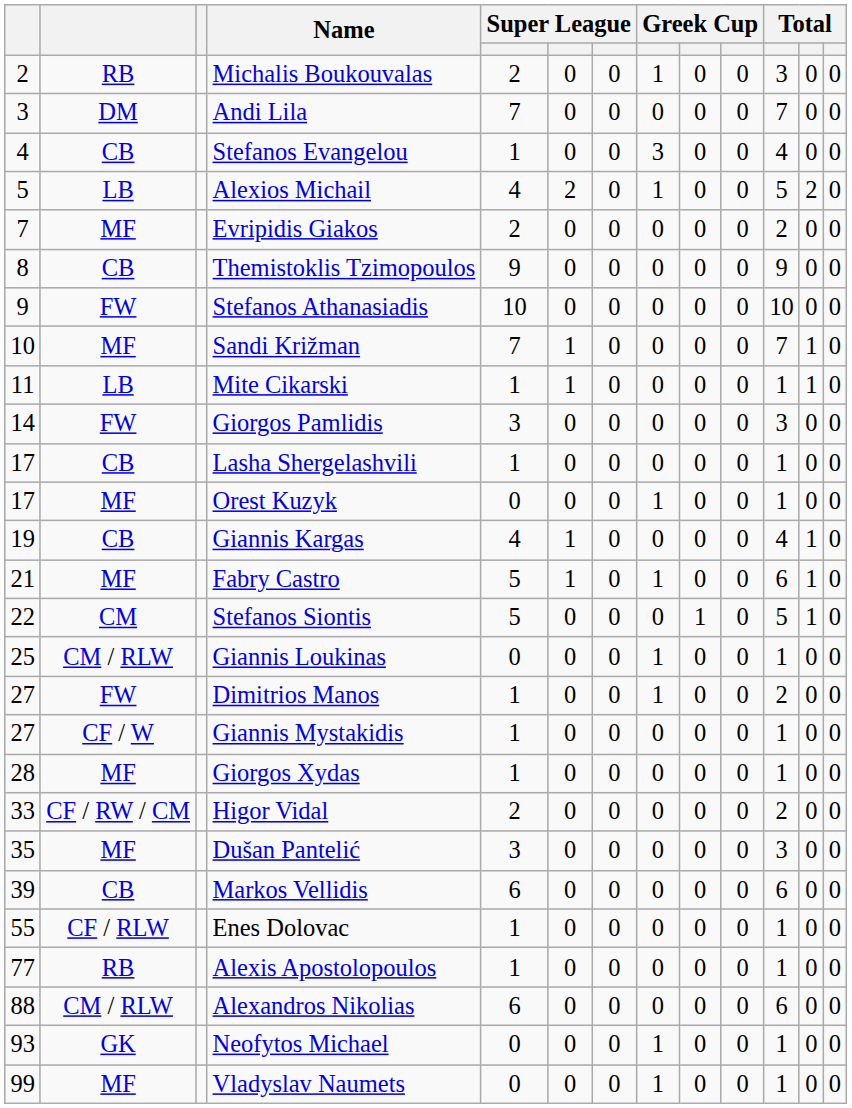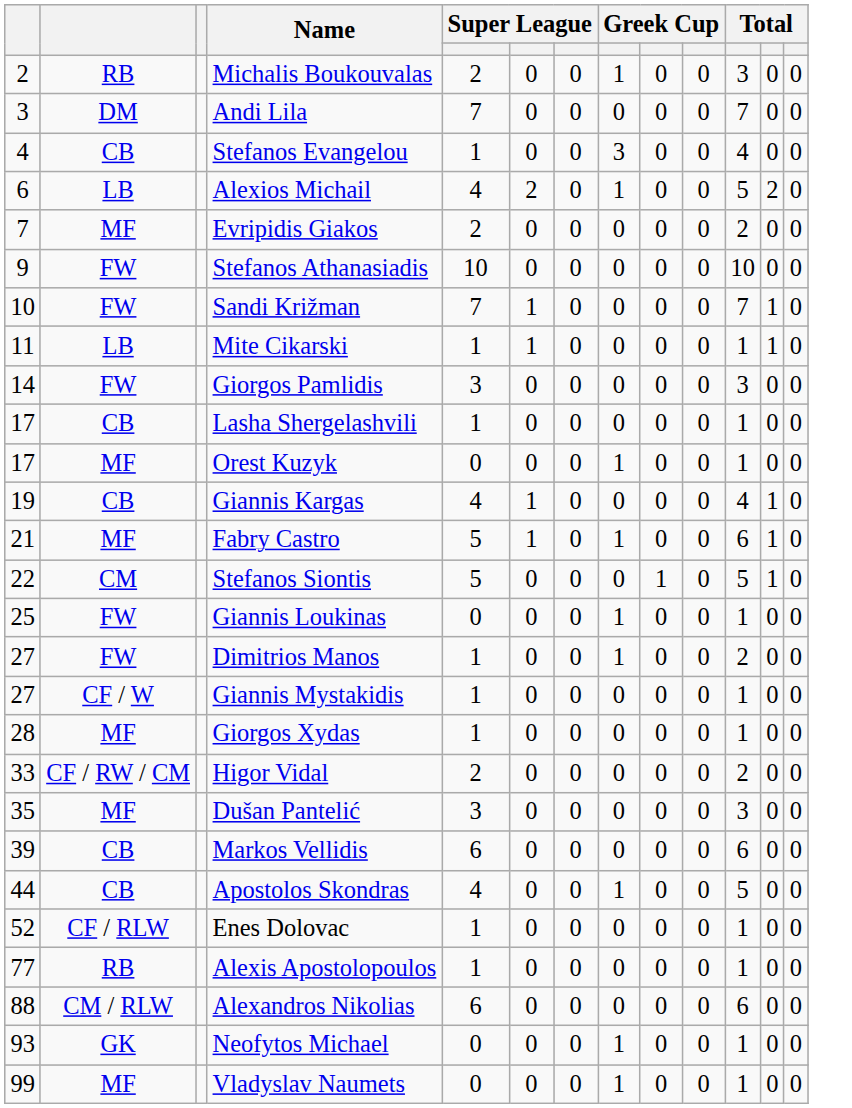(23, 190) 5 -> (23, 190) 6
- row: (344, 268)
(118, 345) MF -> (118, 306) FW
(118, 656) CM / RLW -> (118, 617) FW
+ row: (311, 889)
(23, 928) 55 -> (23, 928) 52
